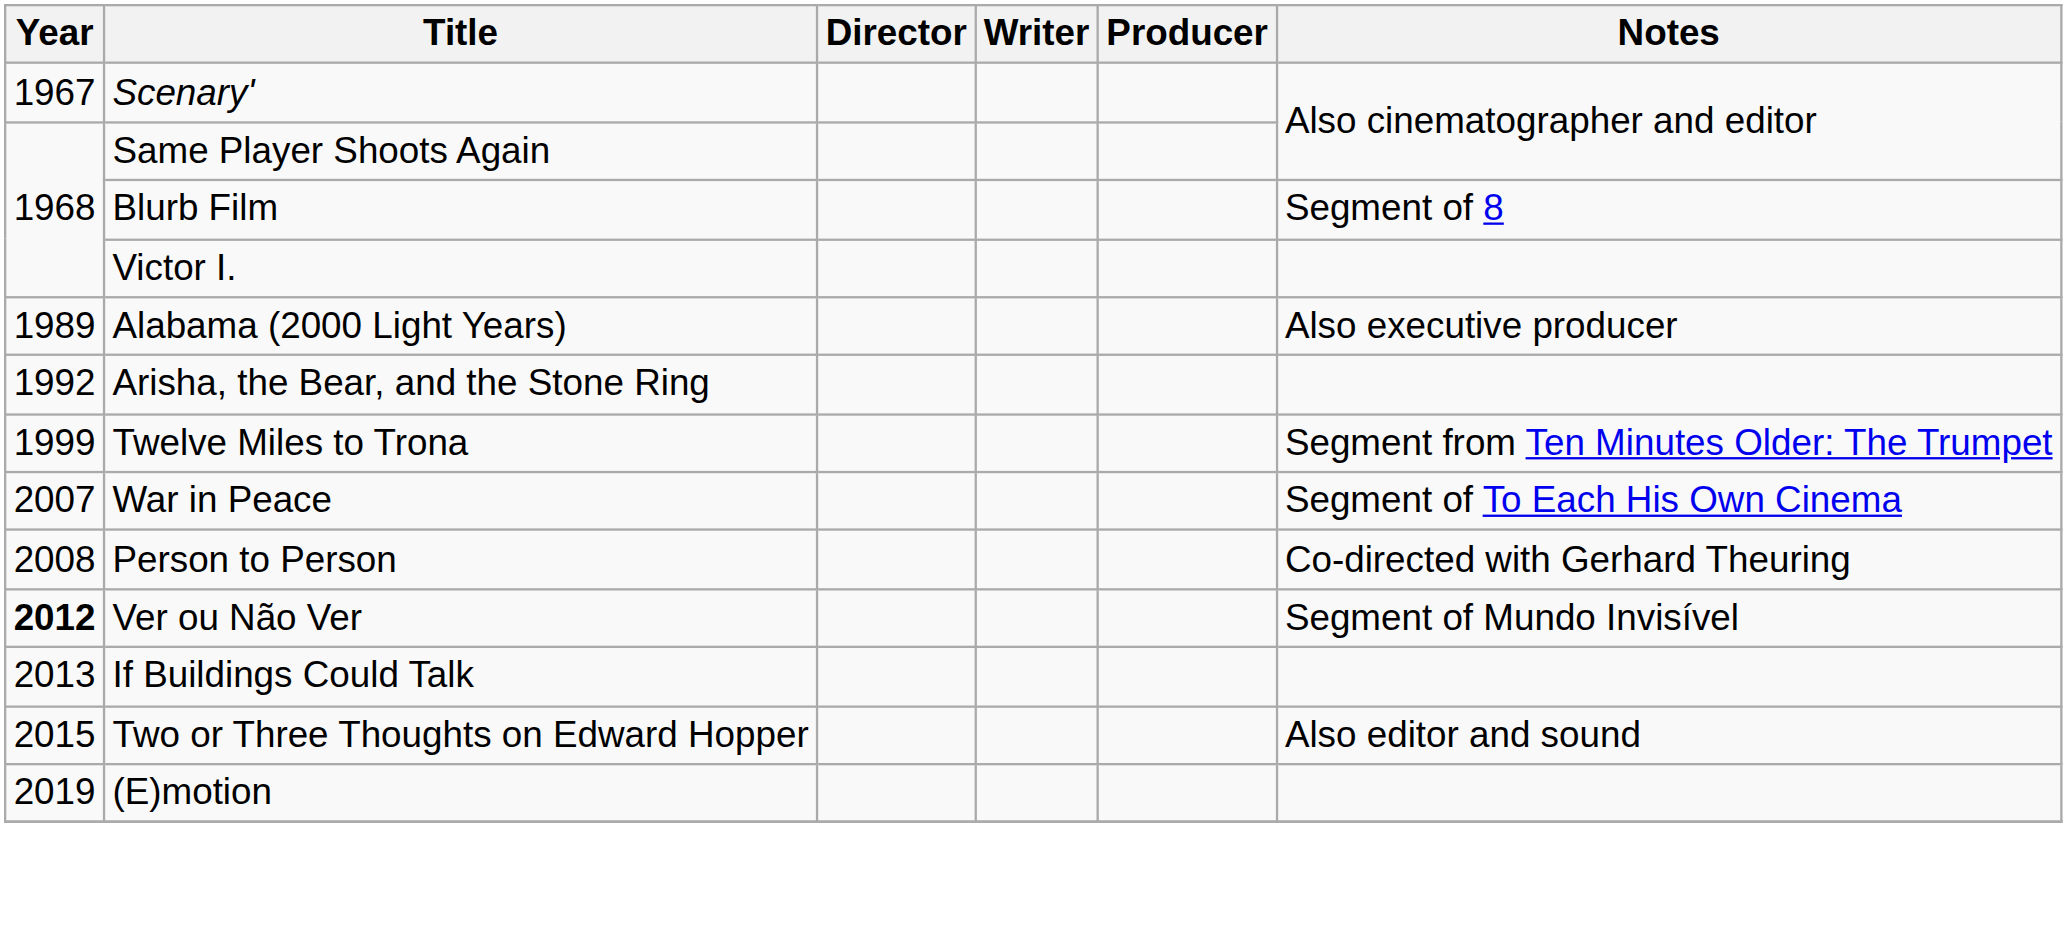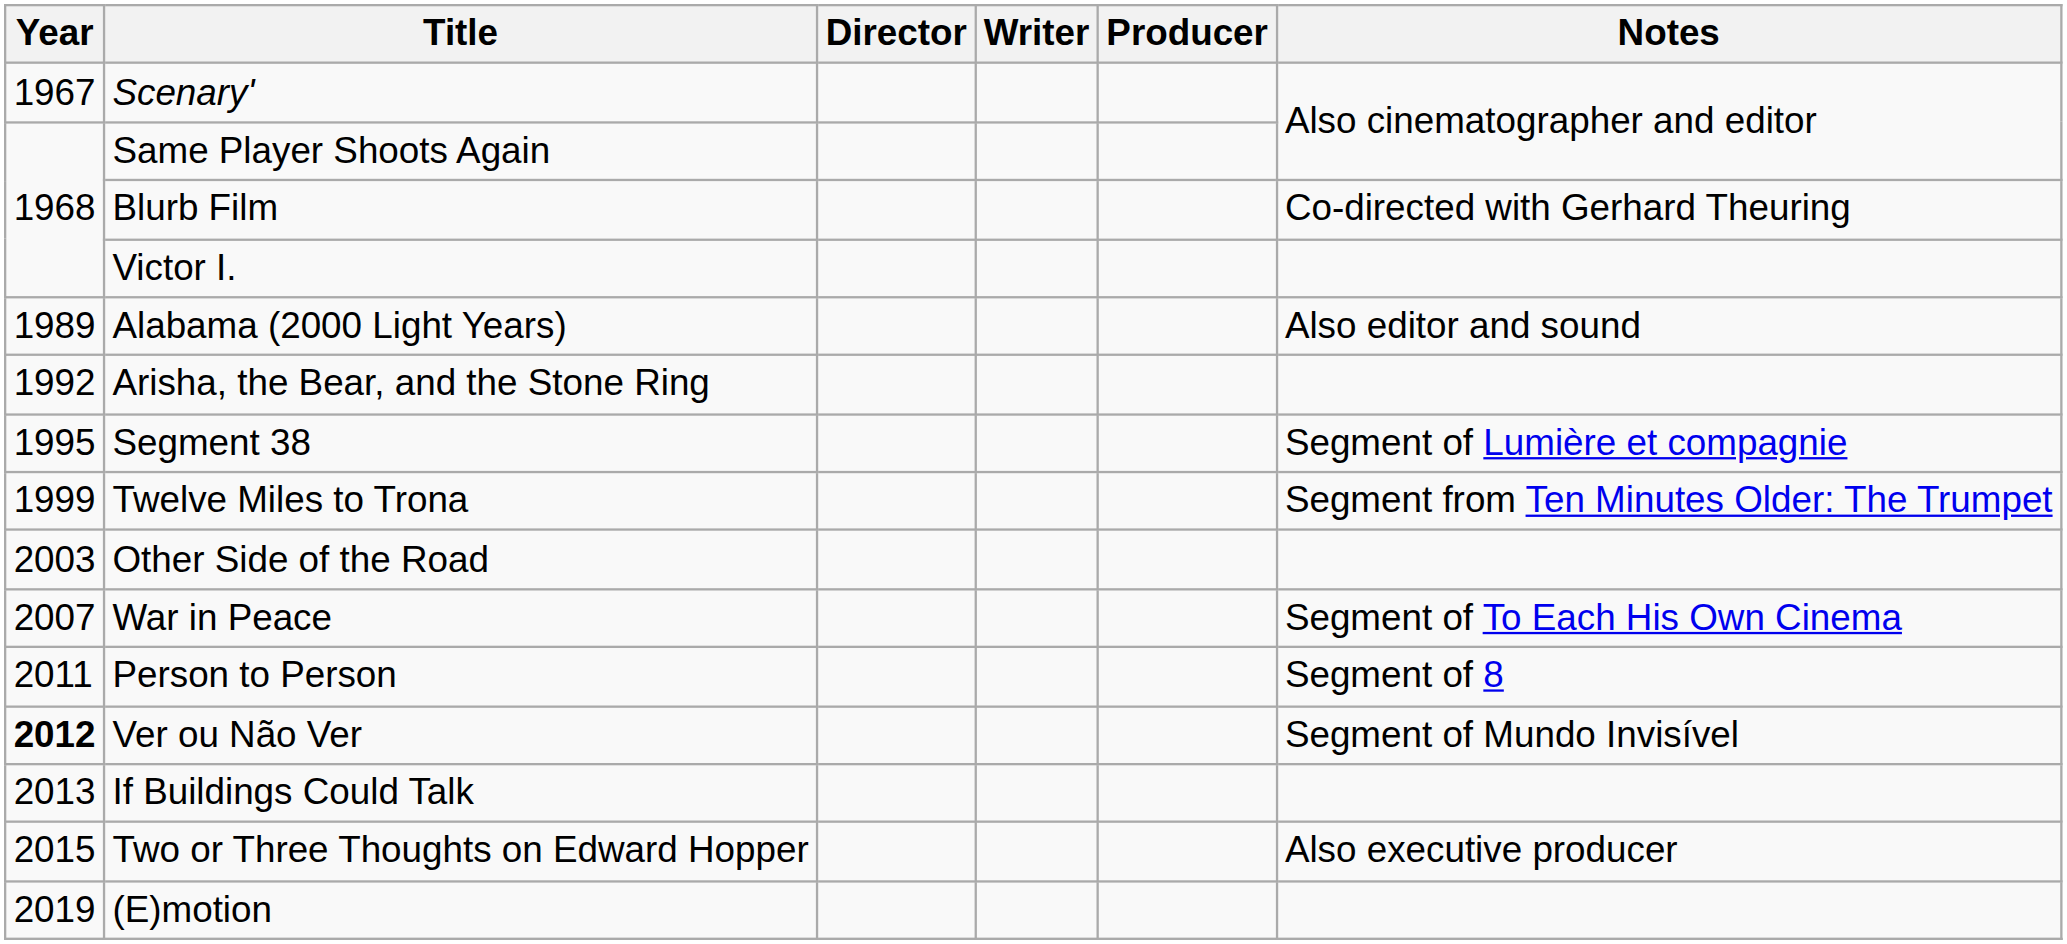(1394, 208) Segment of 8 -> (1568, 208) Co-directed with Gerhard Theuring
(1481, 325) Also executive producer -> (1463, 325) Also editor and sound
+ row: (212, 442)
+ row: (301, 558)
(55, 558) 2008 -> (53, 675) 2011
(1568, 558) Co-directed with Gerhard Theuring -> (1394, 675) Segment of 8
(1463, 734) Also editor and sound -> (1481, 850) Also executive producer
